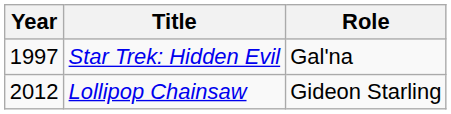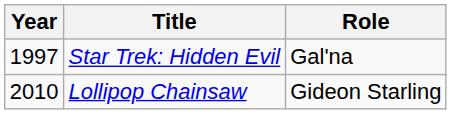(34, 91) 2012 -> (34, 91) 2010
